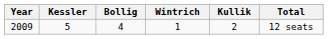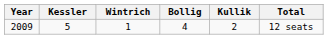columns swapped: (121, 12) <-> (178, 12)
